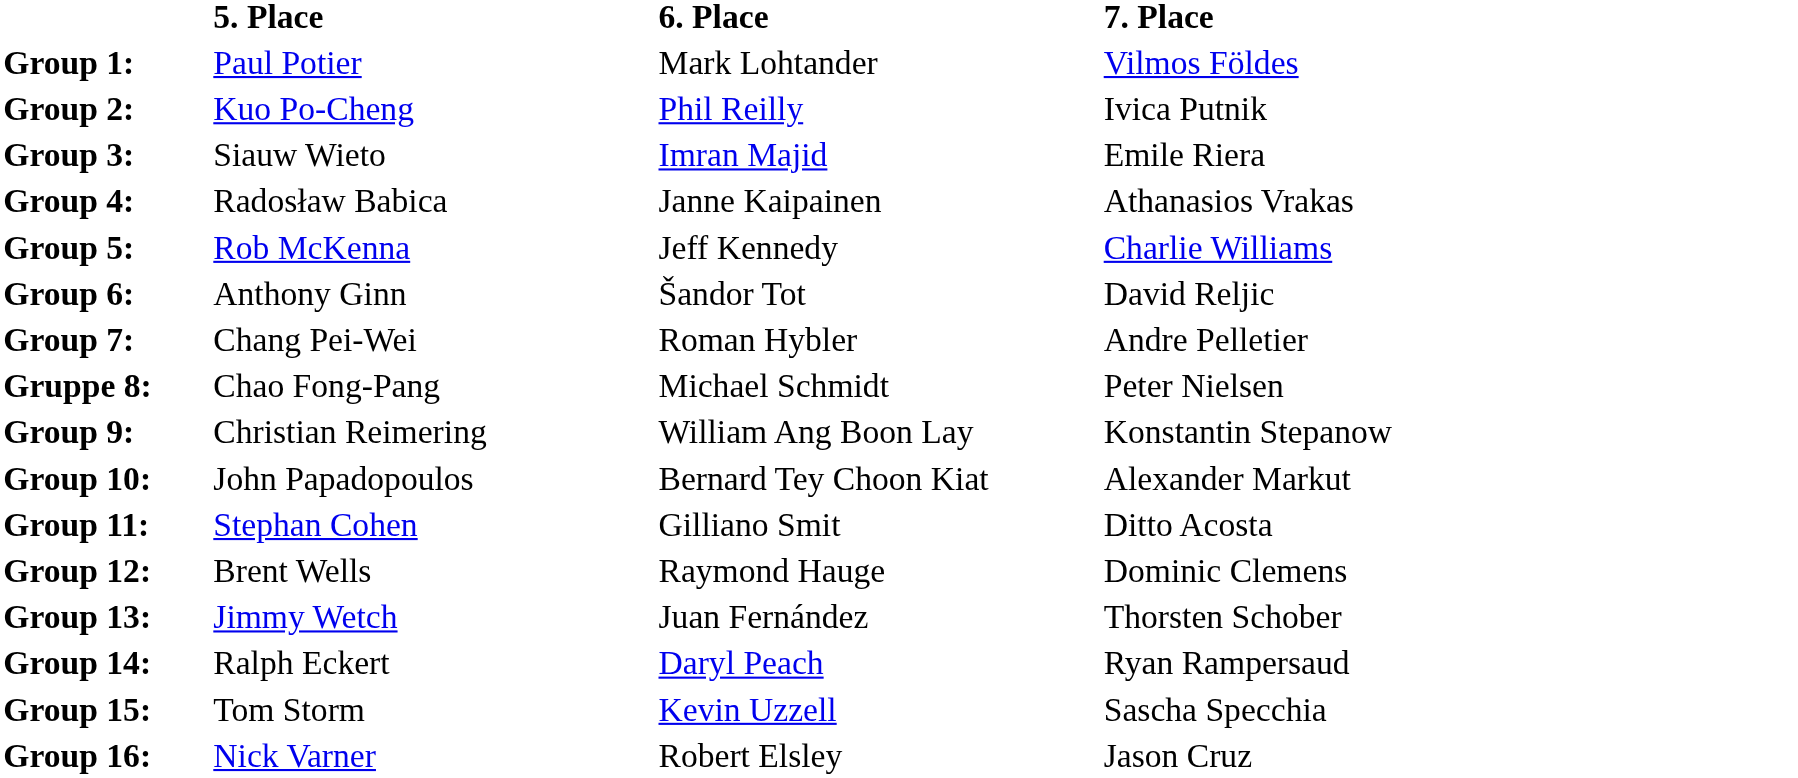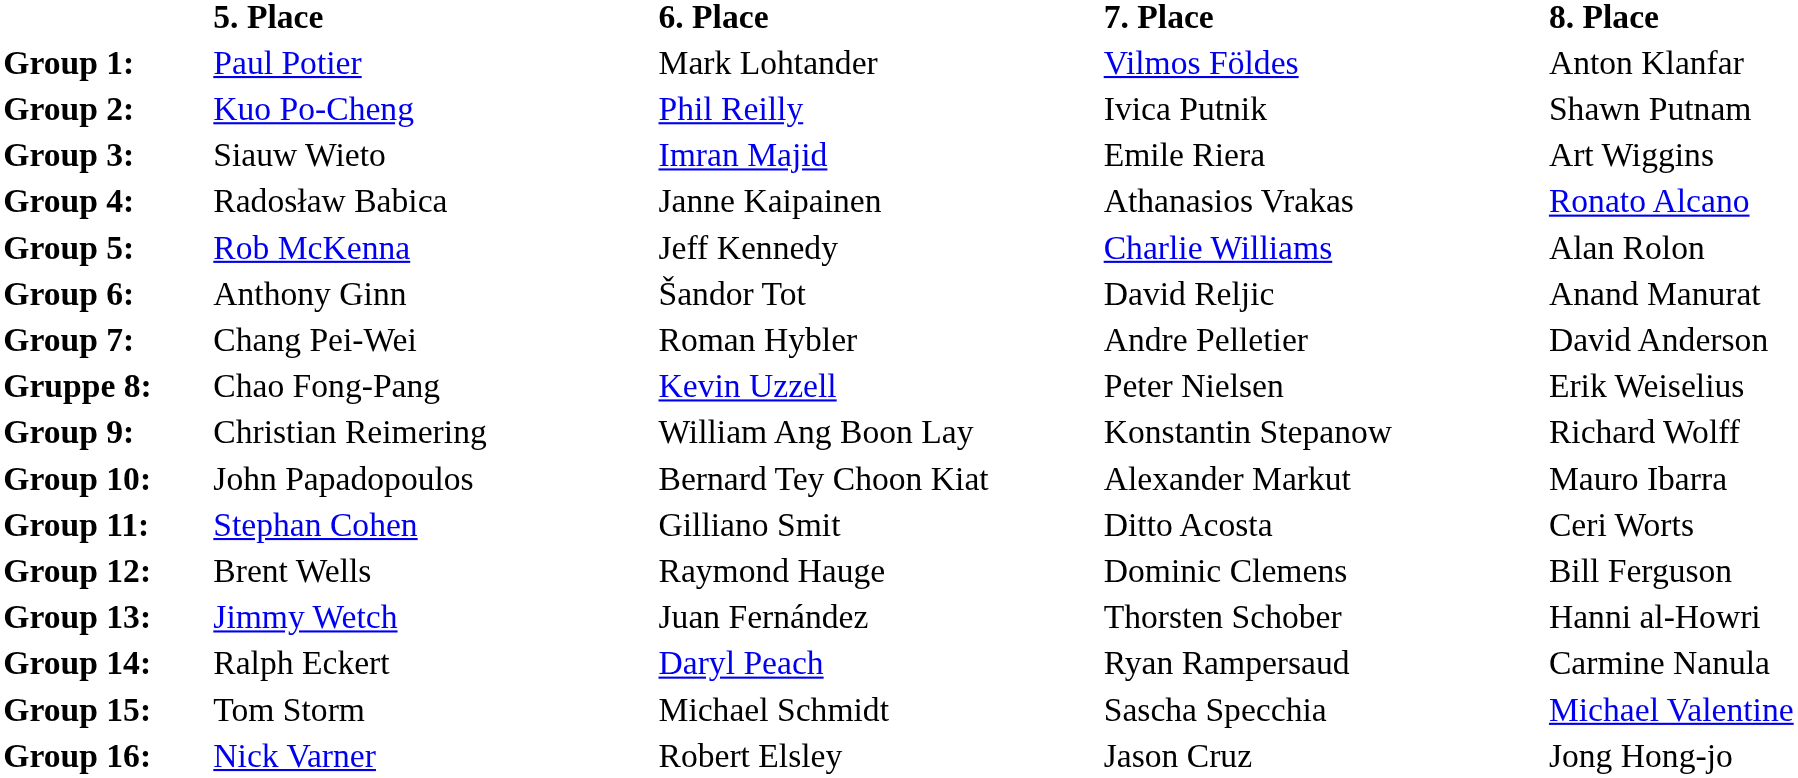+ column: (1604, 16)
(774, 386) Michael Schmidt -> (748, 386) Kevin Uzzell
(748, 709) Kevin Uzzell -> (774, 709) Michael Schmidt
